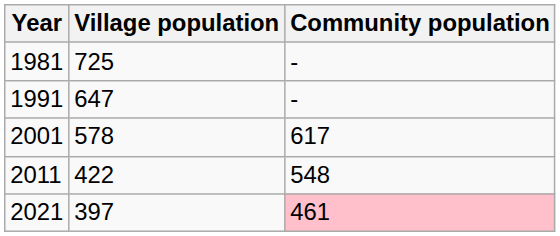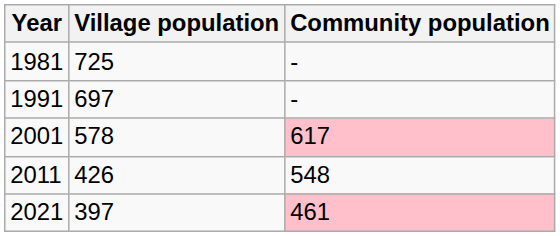(94, 99) 647 -> (94, 99) 697
(310, 136) no background -> (310, 136) pink background
(94, 174) 422 -> (94, 174) 426
